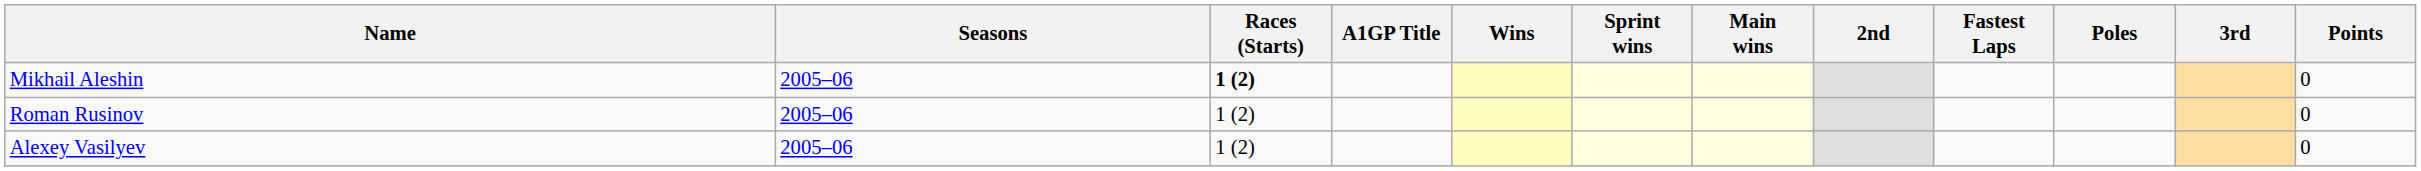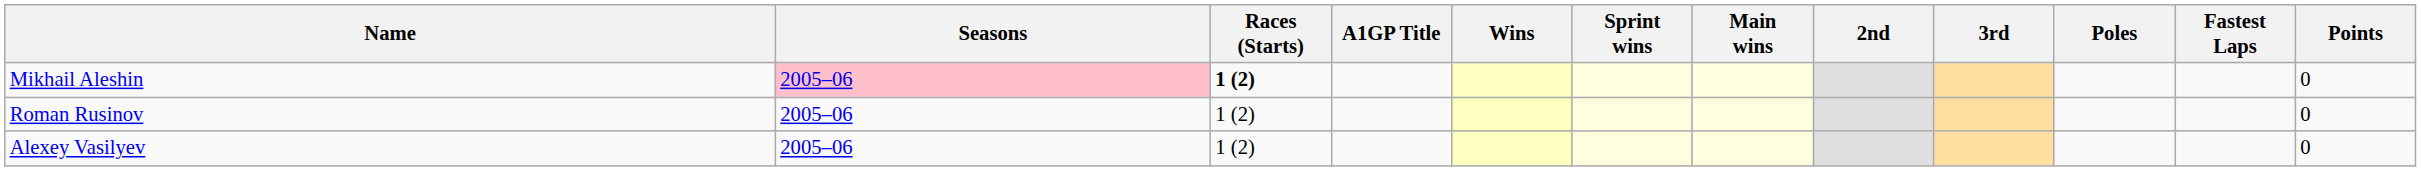columns swapped: (2235, 33) <-> (1994, 33)
(816, 79) no background -> (816, 79) pink background
